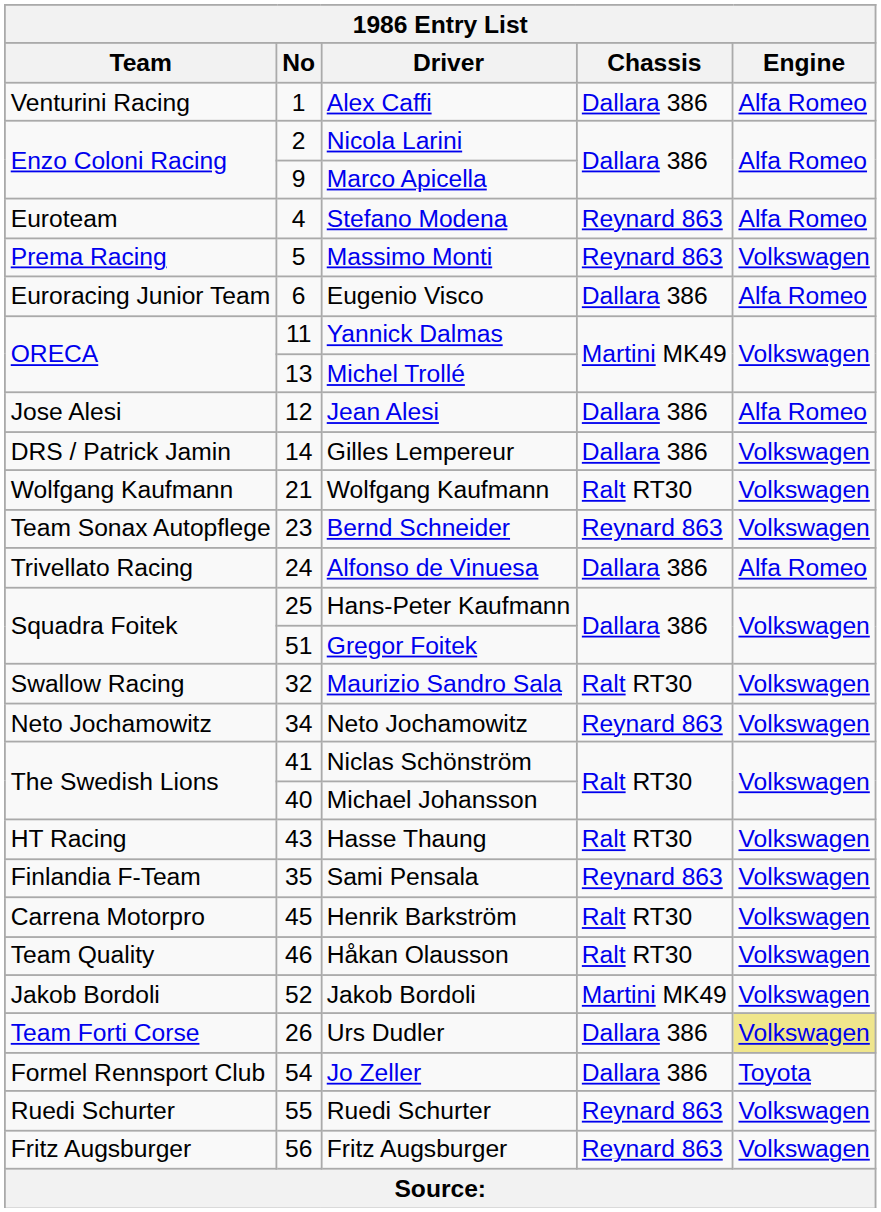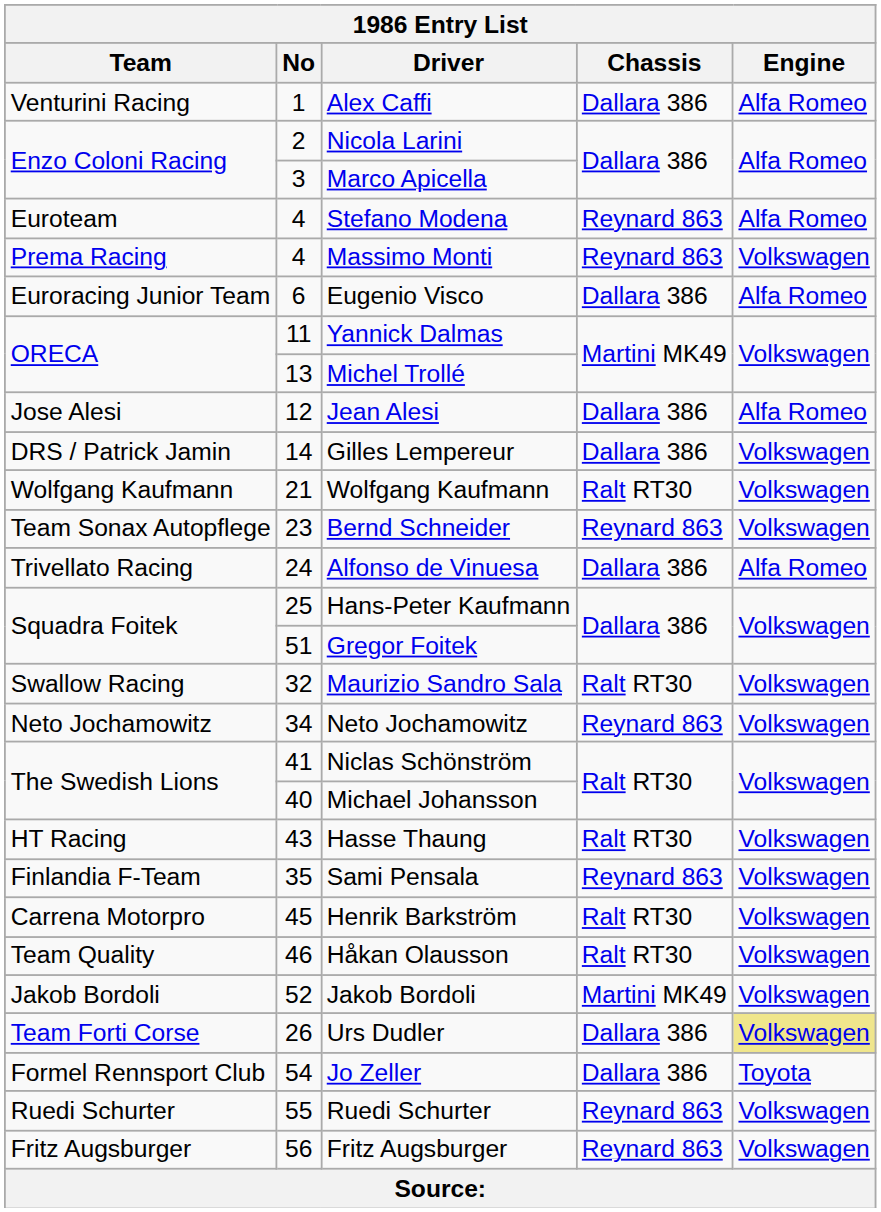(299, 179) 9 -> (299, 179) 3
(299, 257) 5 -> (299, 257) 4
